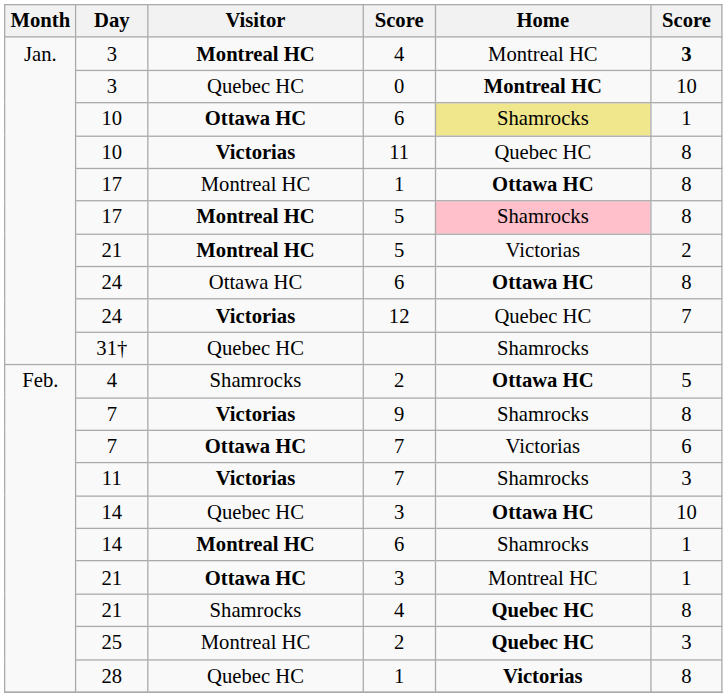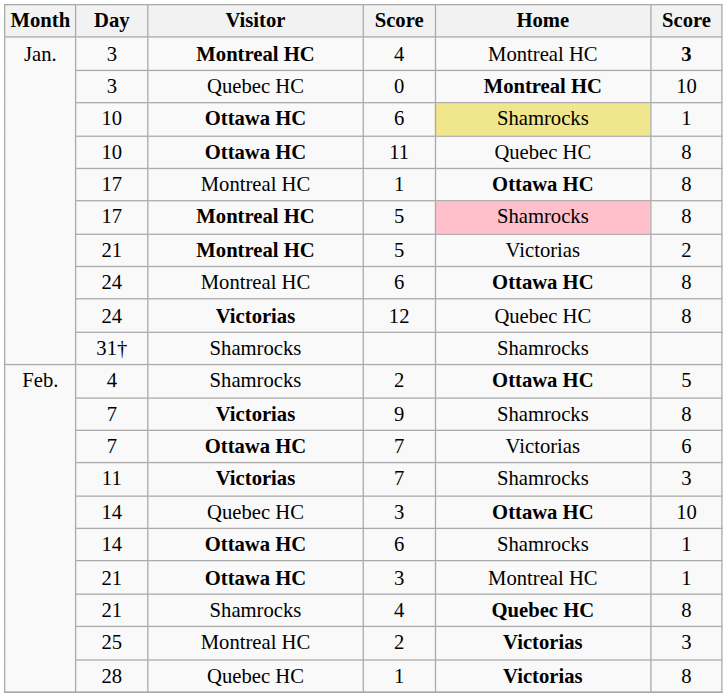(255, 151) Victorias -> (255, 151) Ottawa HC
(255, 282) Ottawa HC -> (255, 282) Montreal HC
(686, 315) 7 -> (686, 315) 8
(255, 348) Quebec HC -> (255, 348) Shamrocks
(255, 544) Montreal HC -> (255, 544) Ottawa HC
(543, 642) Quebec HC -> (543, 642) Victorias
